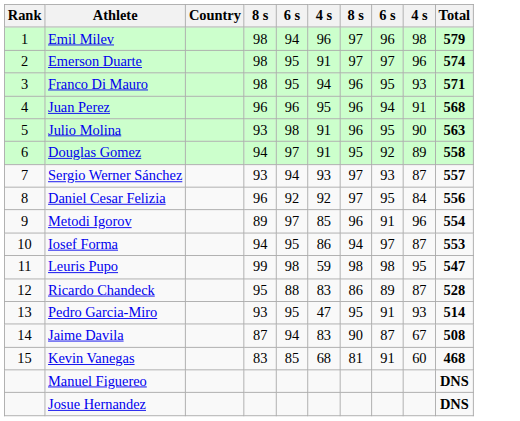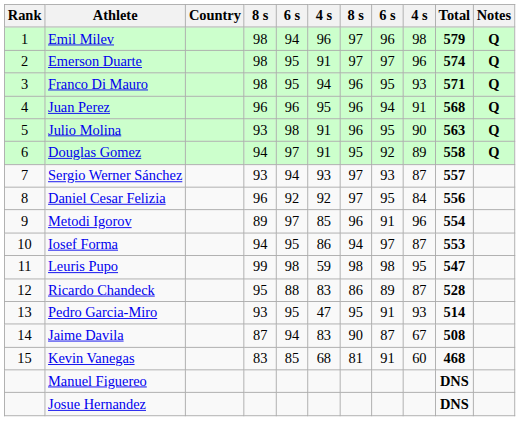+ column: (494, 15)
